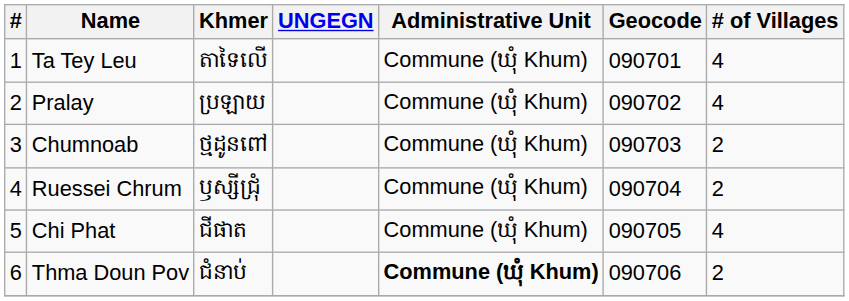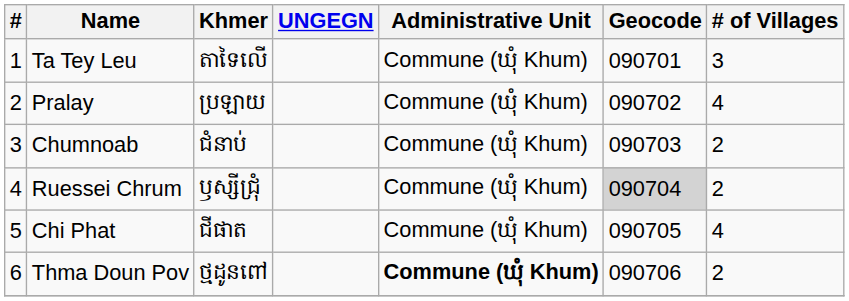(718, 60) 4 -> (718, 60) 3
(233, 144) ថ្មដូនពៅ -> (223, 144) ជំនាប់
(645, 188) no background -> (645, 188) lightgrey background
(223, 272) ជំនាប់ -> (233, 272) ថ្មដូនពៅ
